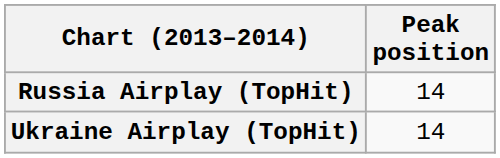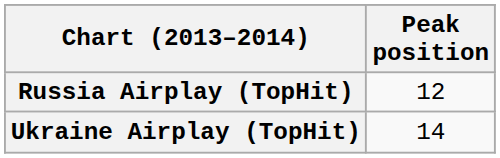(431, 92) 14 -> (431, 92) 12
